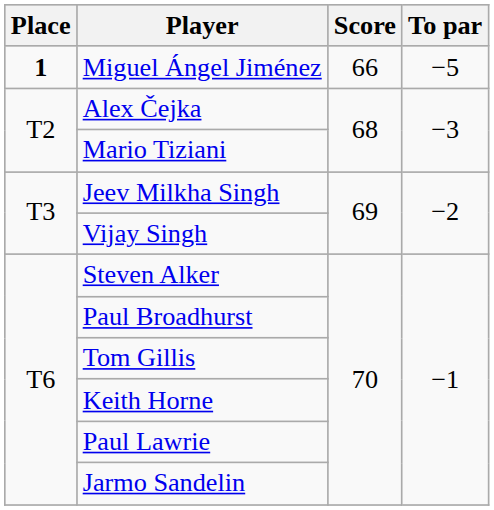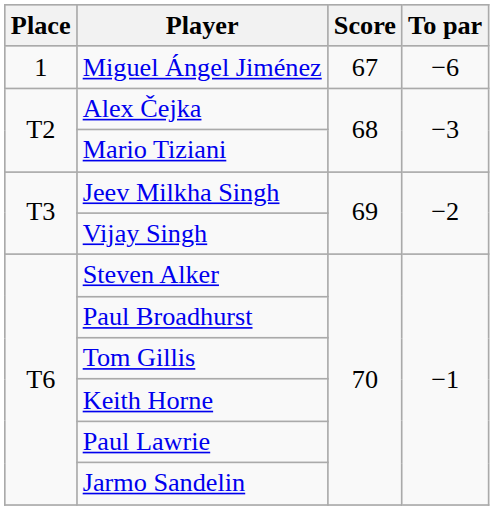(41, 66) bold -> (41, 66) normal
(365, 66) 66 -> (365, 66) 67
(445, 66) −5 -> (445, 66) −6
